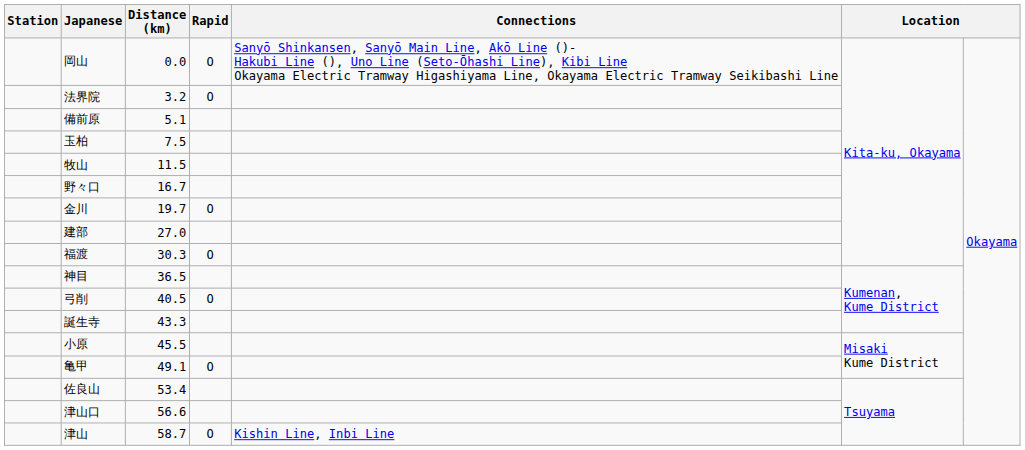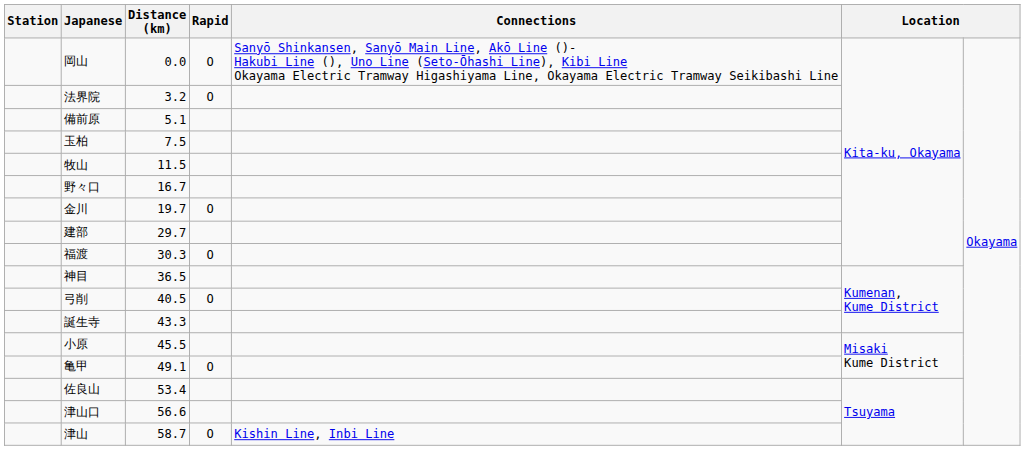(172, 232) 27.0 -> (172, 232) 29.7
